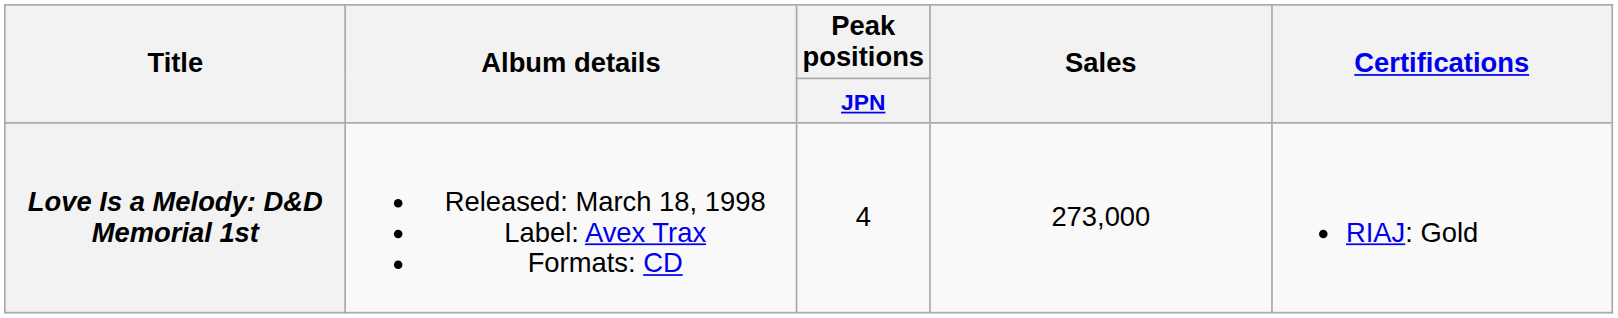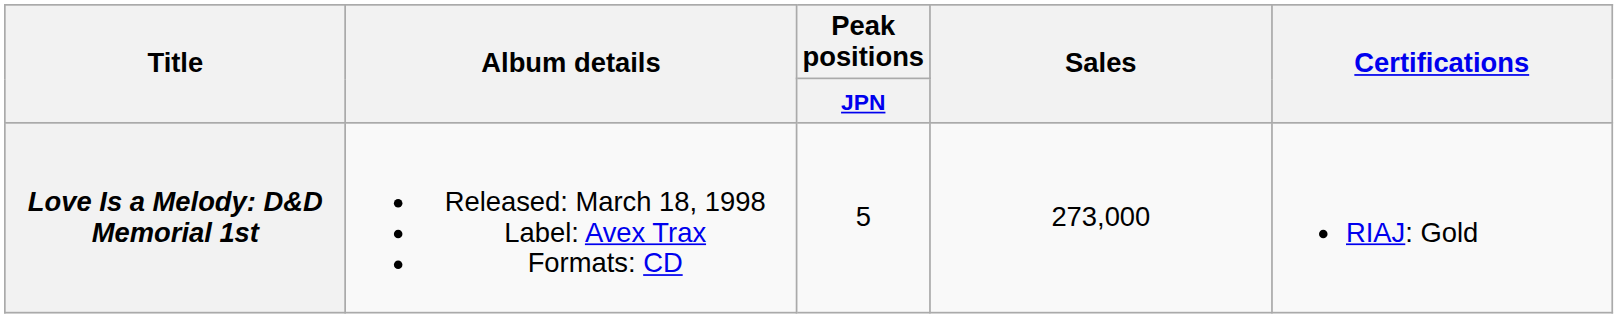(863, 217) 4 -> (863, 217) 5
